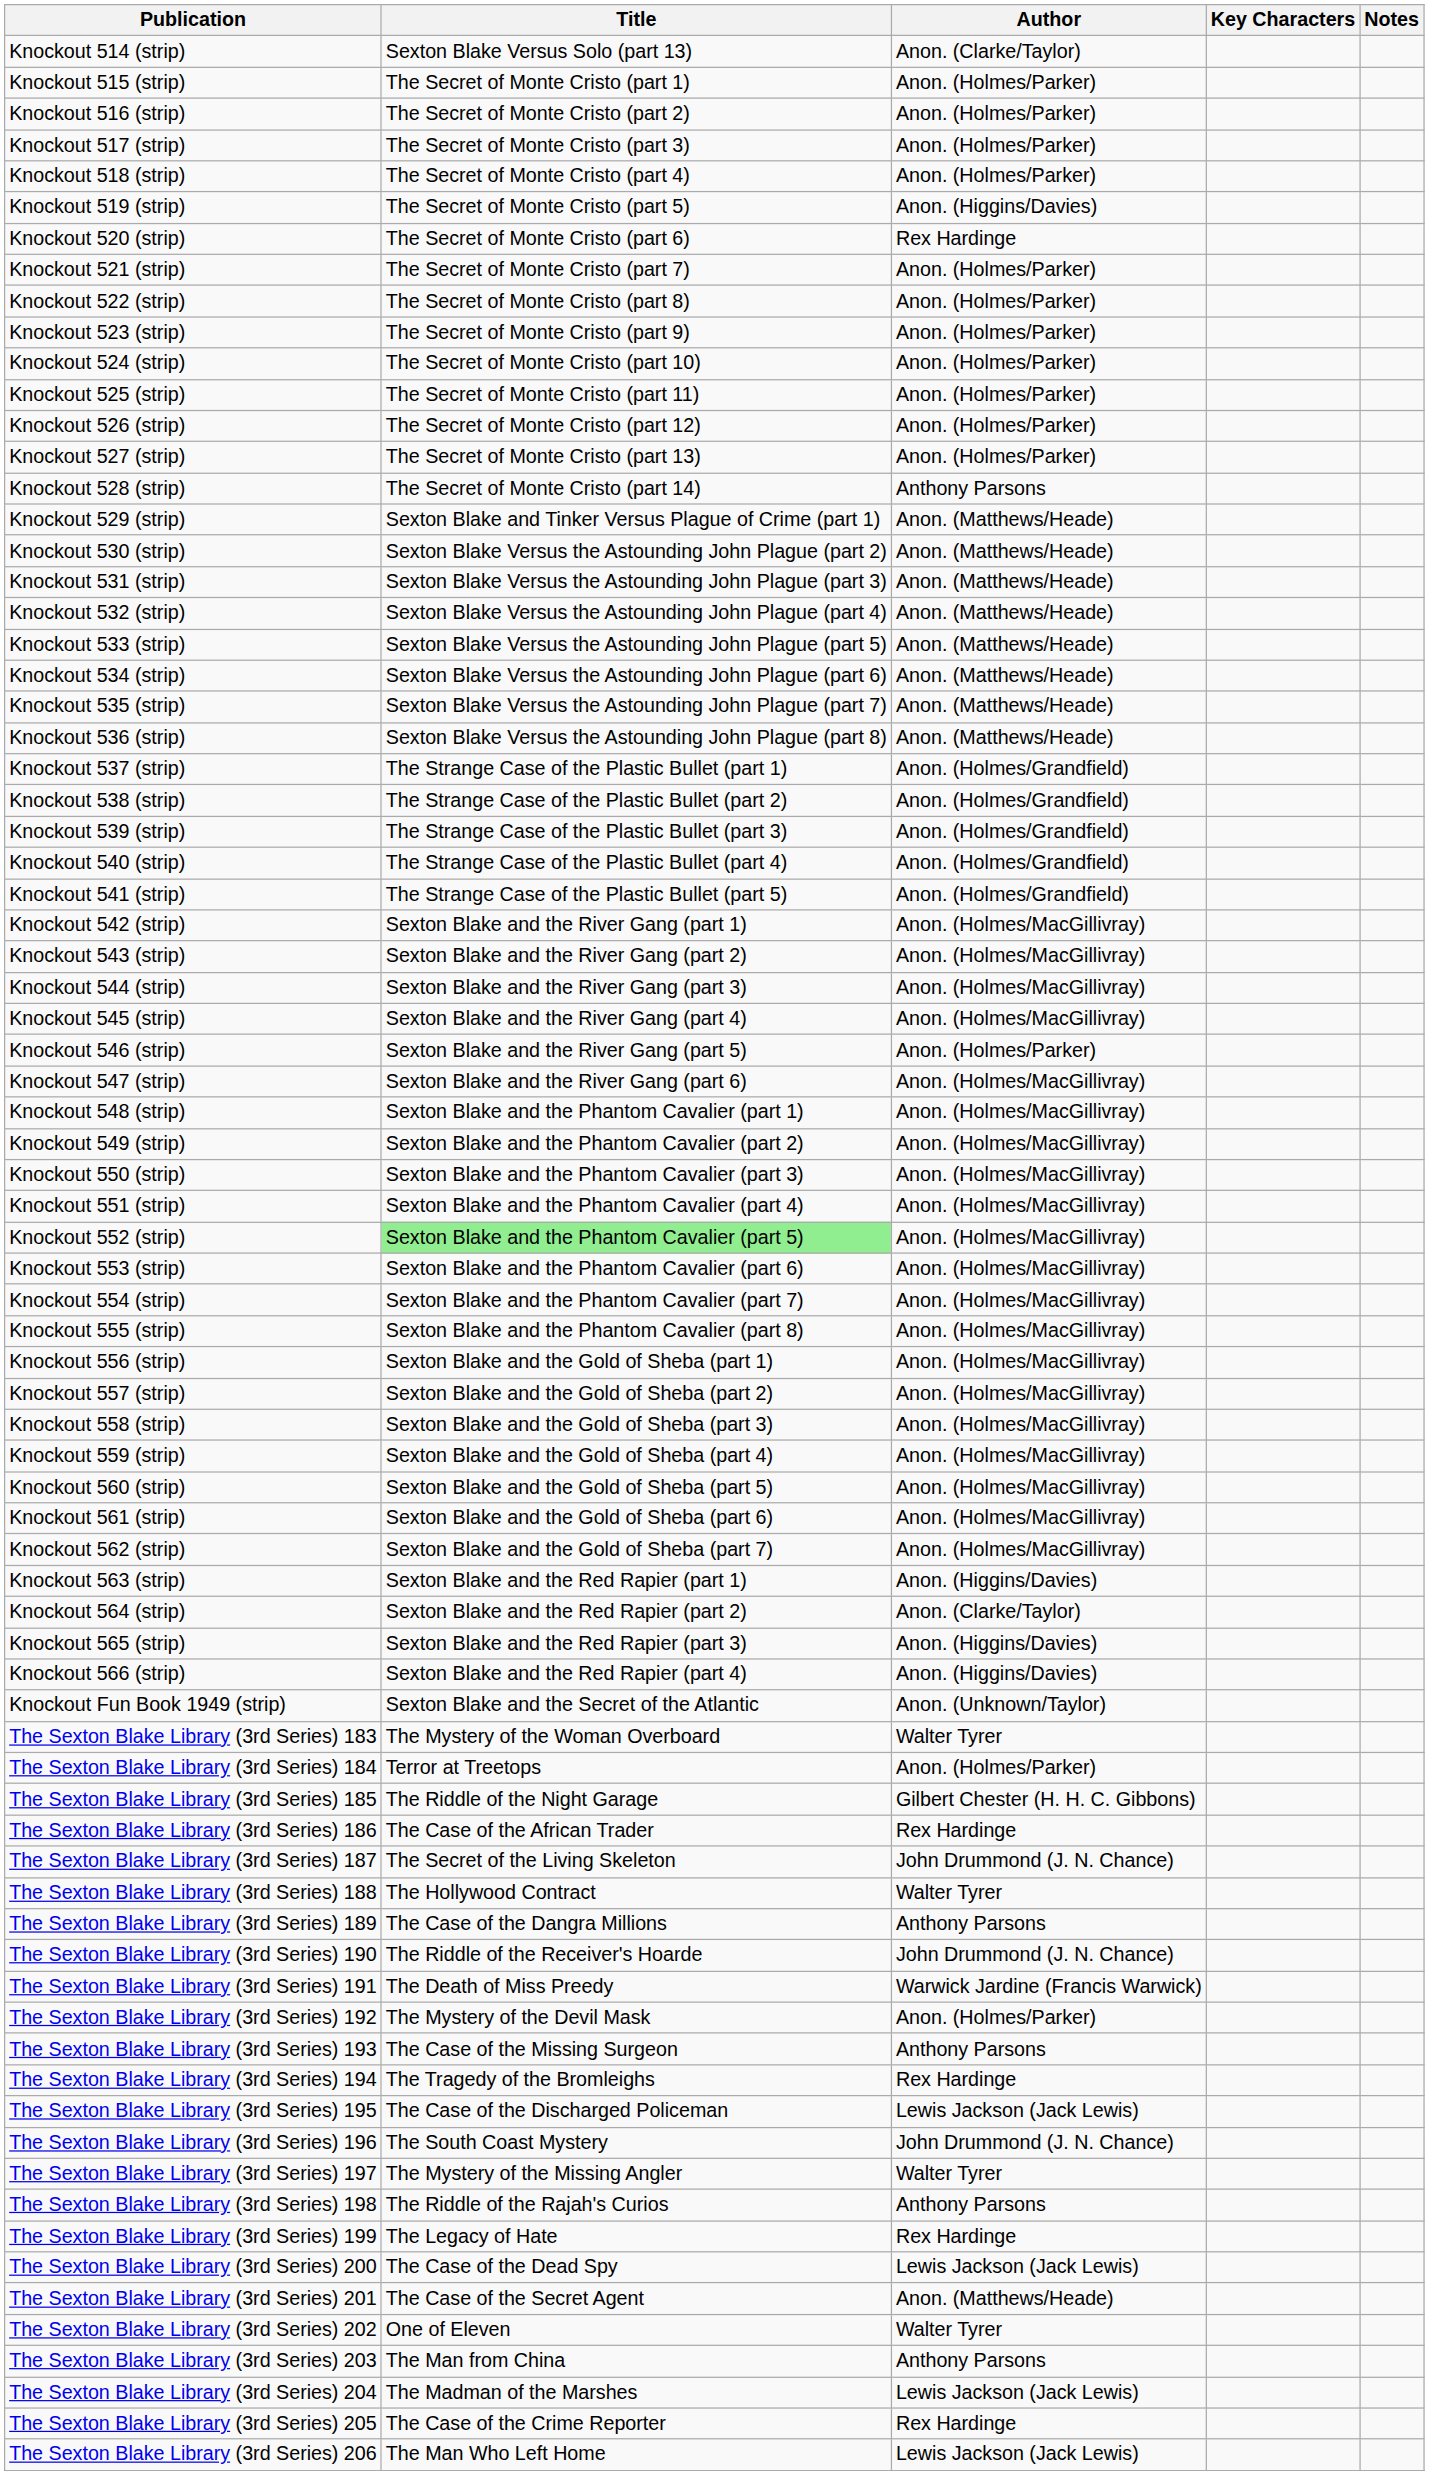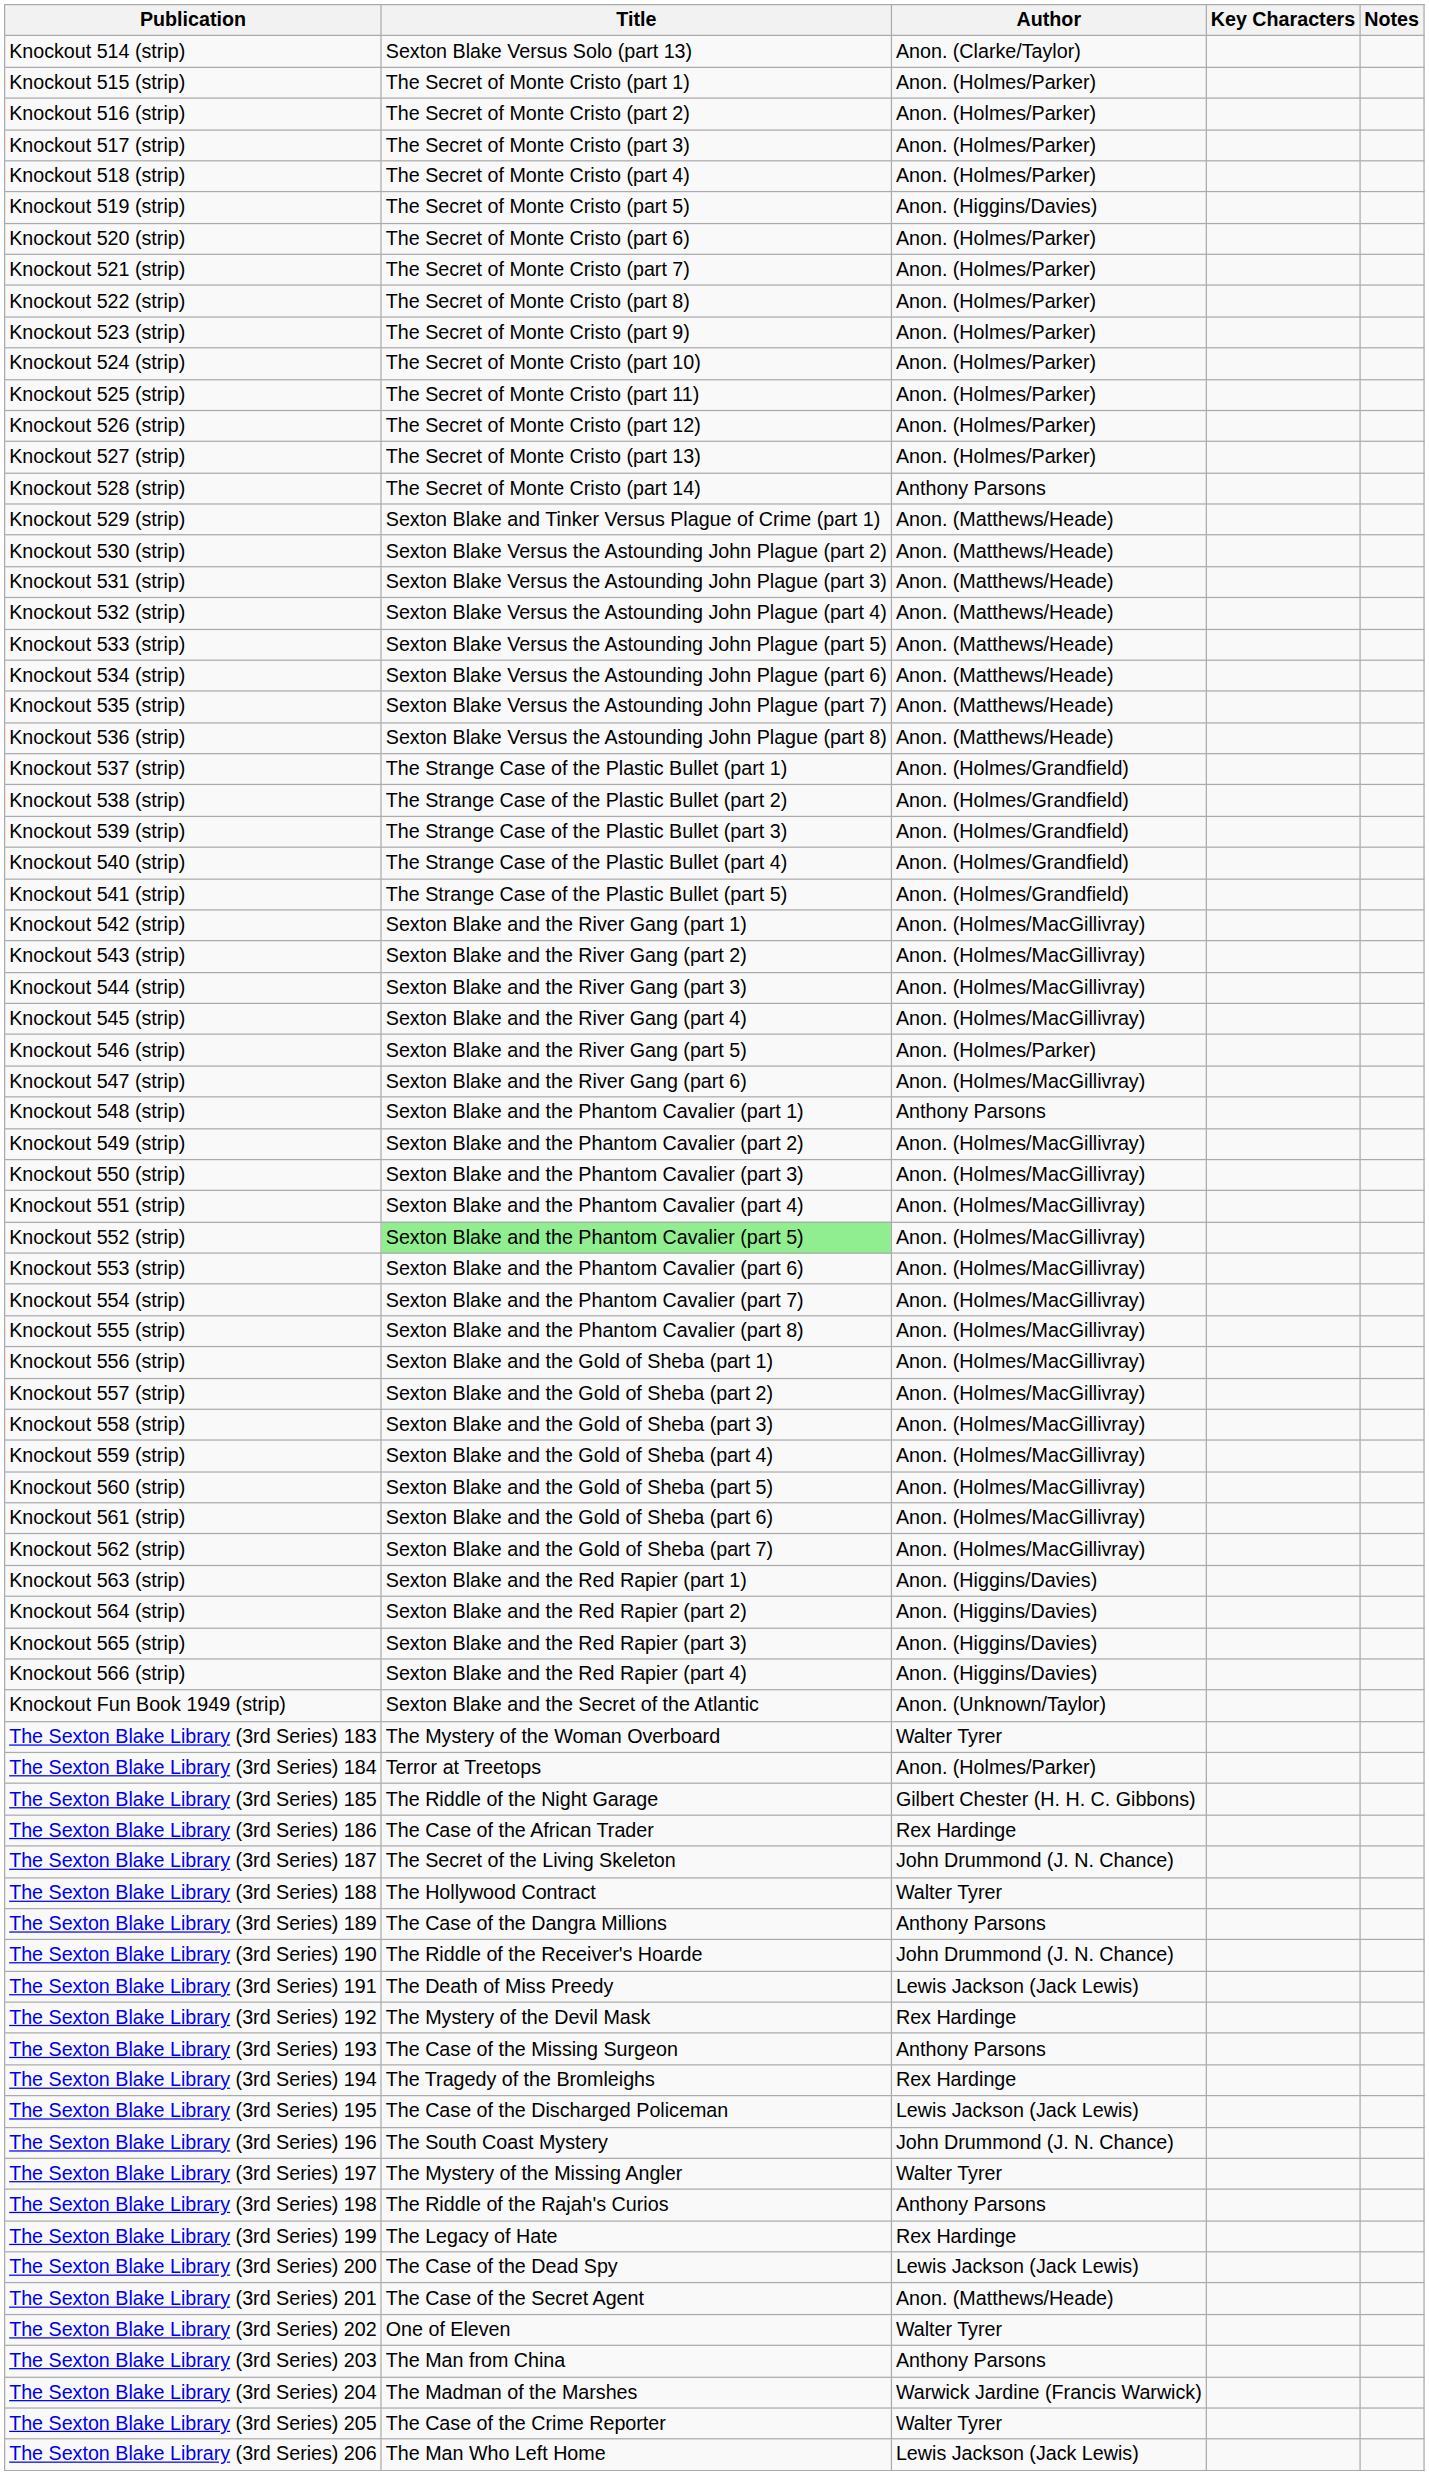(956, 238) Rex Hardinge -> (996, 238) Anon. (Holmes/Parker)
(1021, 1112) Anon. (Holmes/MacGillivray) -> (971, 1112) Anthony Parsons
(988, 1611) Anon. (Clarke/Taylor) -> (997, 1611) Anon. (Higgins/Davies)
(1049, 1986) Warwick Jardine (Francis Warwick) -> (1017, 1986) Lewis Jackson (Jack Lewis)
(996, 2017) Anon. (Holmes/Parker) -> (956, 2017) Rex Hardinge
(1017, 2392) Lewis Jackson (Jack Lewis) -> (1049, 2392) Warwick Jardine (Francis Warwick)
(956, 2423) Rex Hardinge -> (949, 2423) Walter Tyrer
